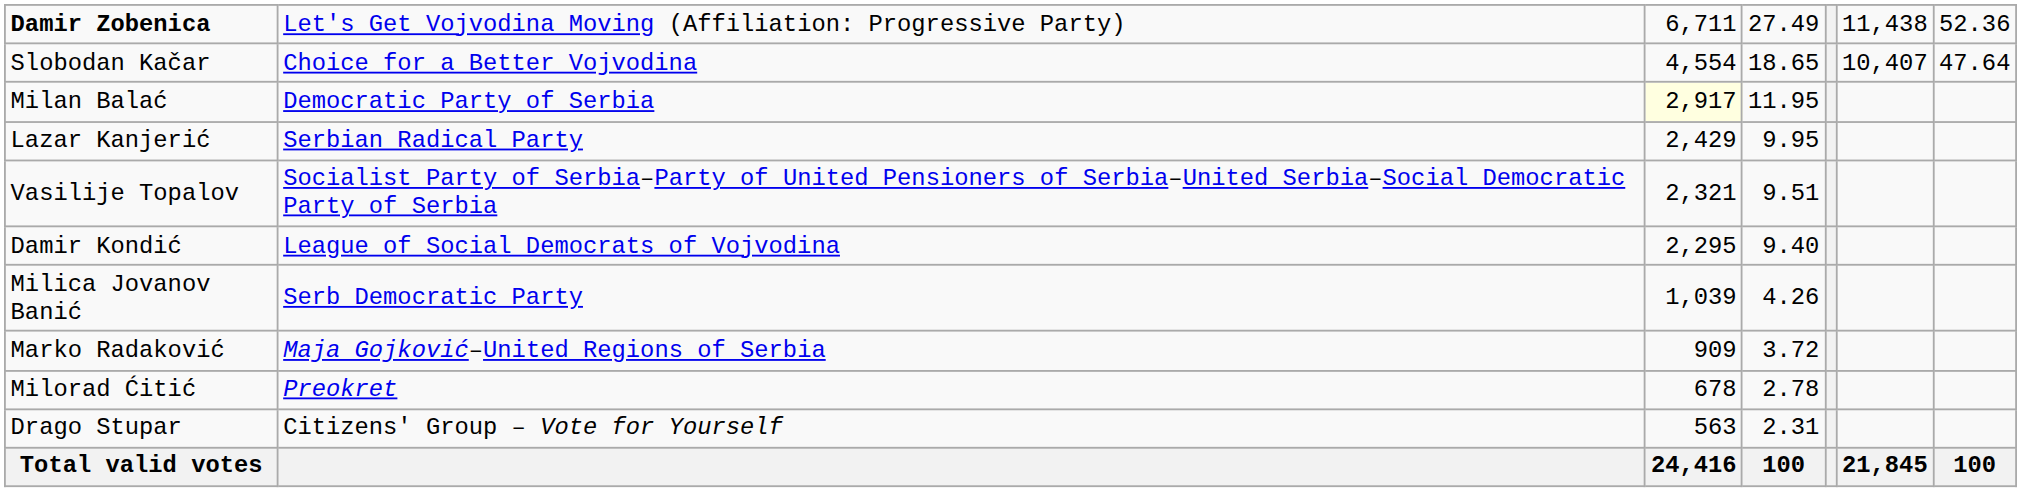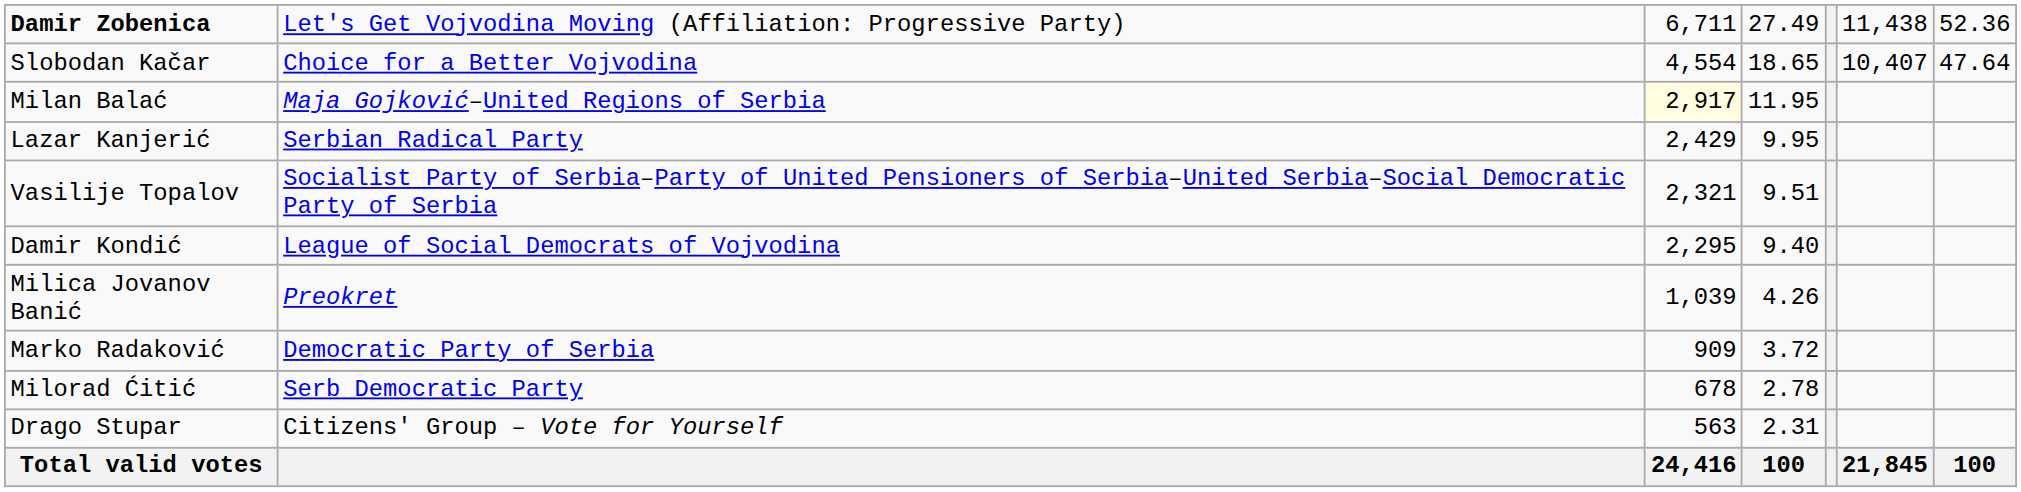(469, 102) Democratic Party of Serbia -> (554, 102) Maja Gojković–United Regions of Serbia
(433, 298) Serb Democratic Party -> (340, 298) Preokret
(554, 351) Maja Gojković–United Regions of Serbia -> (469, 351) Democratic Party of Serbia
(340, 389) Preokret -> (433, 389) Serb Democratic Party
